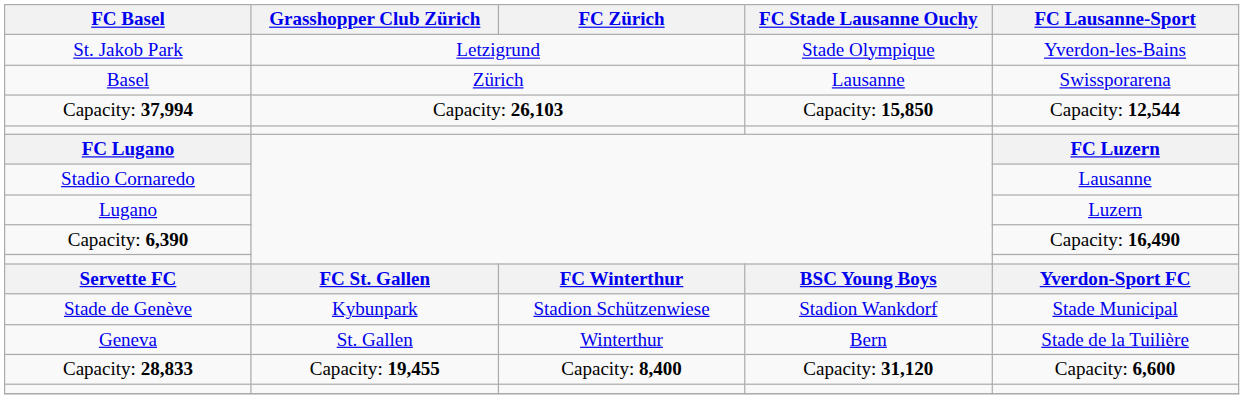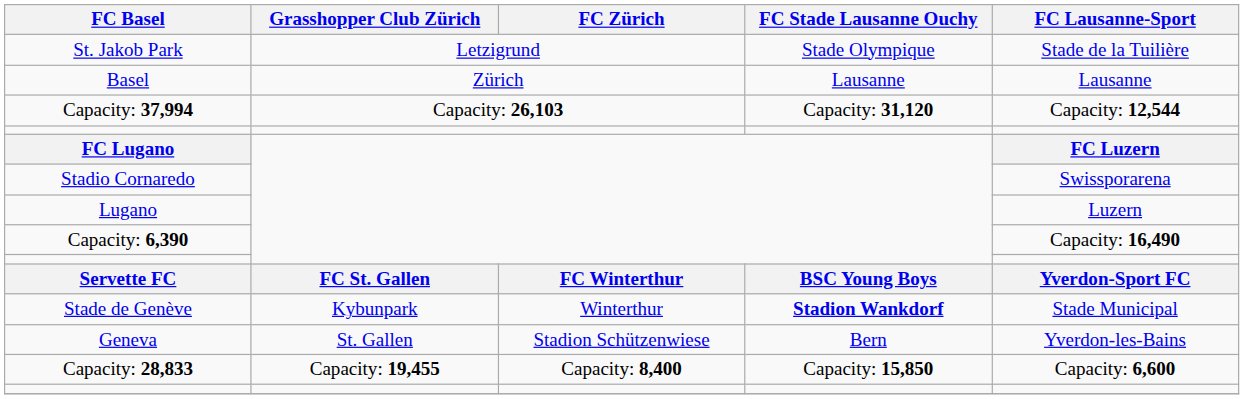(1115, 49) Yverdon-les-Bains -> (1115, 49) Stade de la Tuilière
(1115, 79) Swissporarena -> (1115, 79) Lausanne
(868, 110) Capacity: 15,850 -> (868, 110) Capacity: 31,120
(1115, 179) Lausanne -> (1115, 179) Swissporarena
(622, 308) Stadion Schützenwiese -> (622, 308) Winterthur
(868, 308) normal -> (868, 308) bold
(622, 339) Winterthur -> (622, 339) Stadion Schützenwiese
(1115, 339) Stade de la Tuilière -> (1115, 339) Yverdon-les-Bains
(868, 369) Capacity: 31,120 -> (868, 369) Capacity: 15,850
